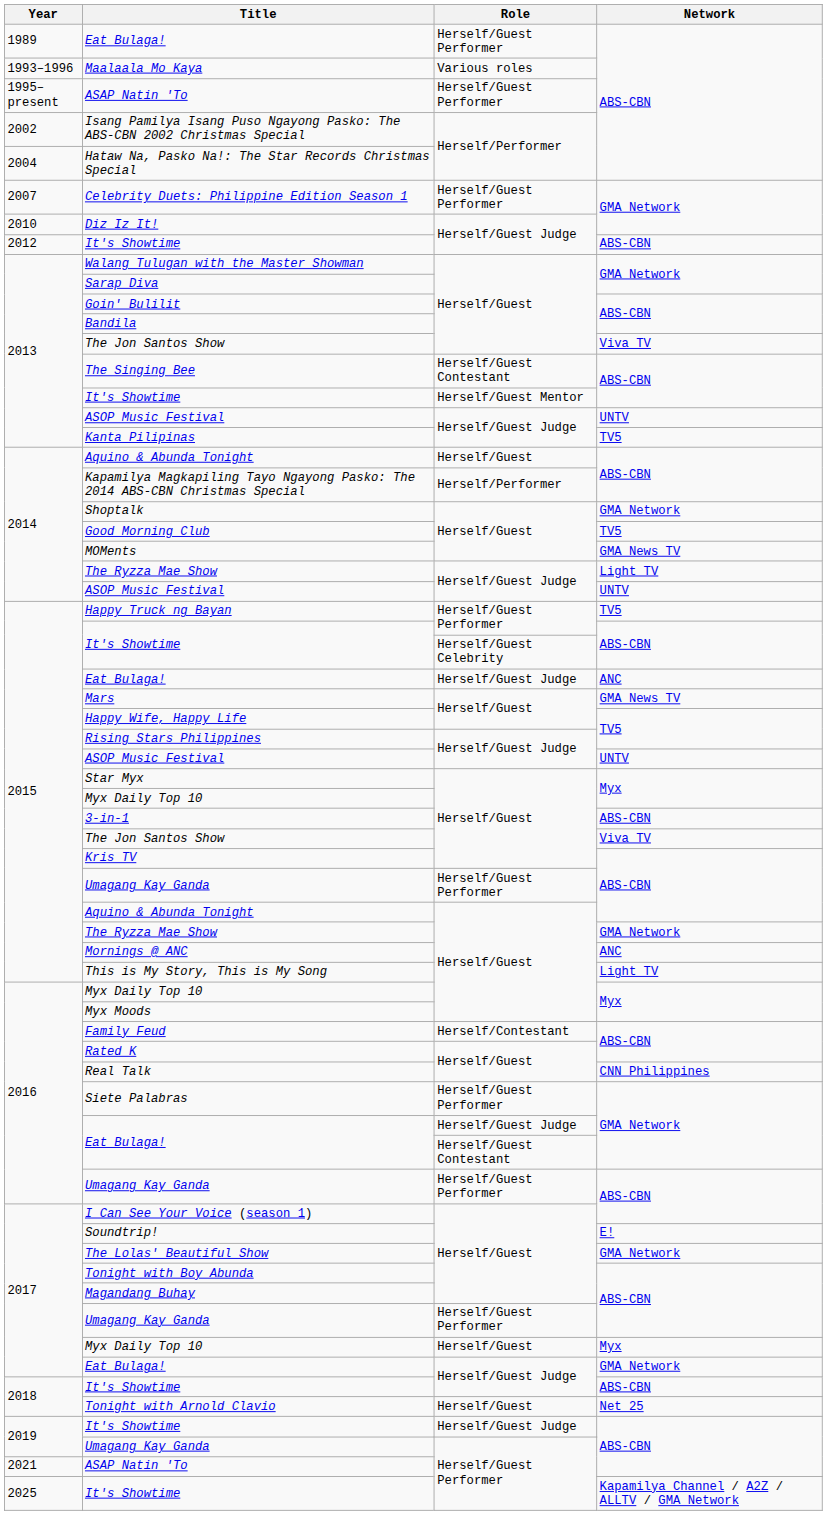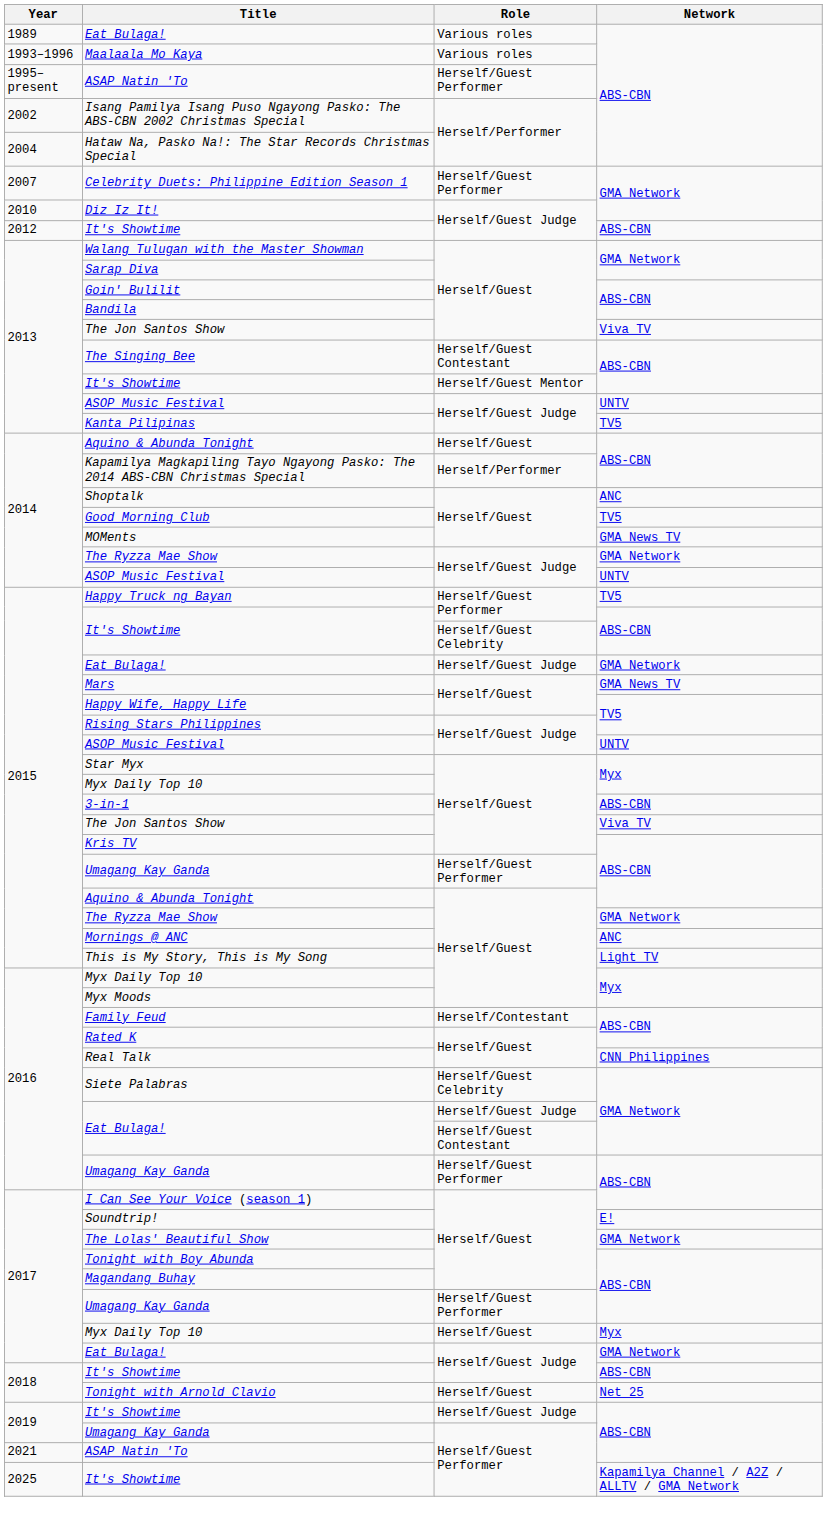(485, 41) Herself/Guest Performer -> (485, 34) Various roles
(640, 511) GMA Network -> (611, 497) ANC
(629, 571) Light TV -> (640, 557) GMA Network
(611, 679) ANC -> (640, 665) GMA Network
(485, 1099) Herself/Guest Performer -> (485, 1084) Herself/Guest Celebrity
